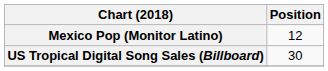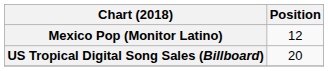(295, 55) 30 -> (295, 55) 20
